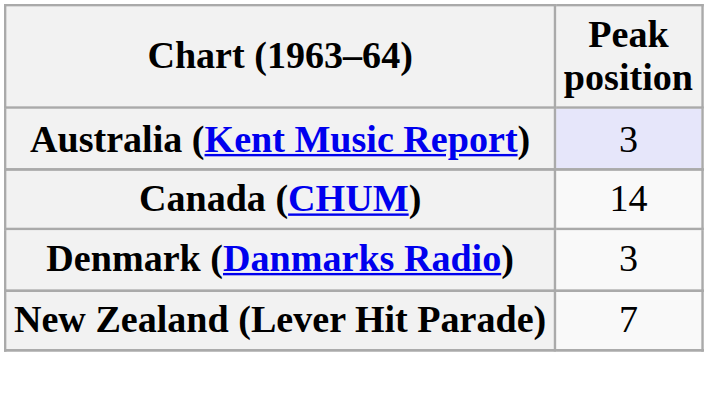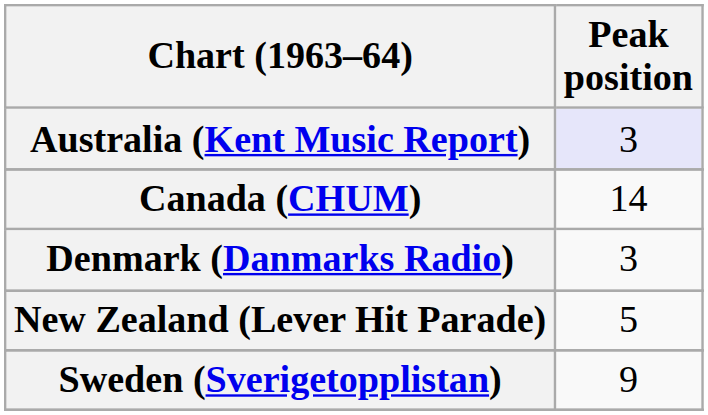(628, 319) 7 -> (628, 319) 5
+ row: (280, 379)
